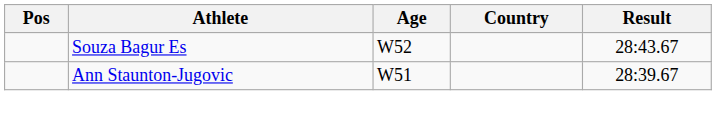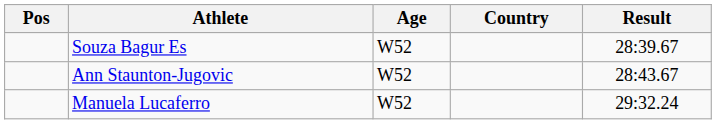(647, 47) 28:43.67 -> (647, 47) 28:39.67
(394, 75) W51 -> (394, 75) W52
(647, 75) 28:39.67 -> (647, 75) 28:43.67
+ row: (141, 103)
